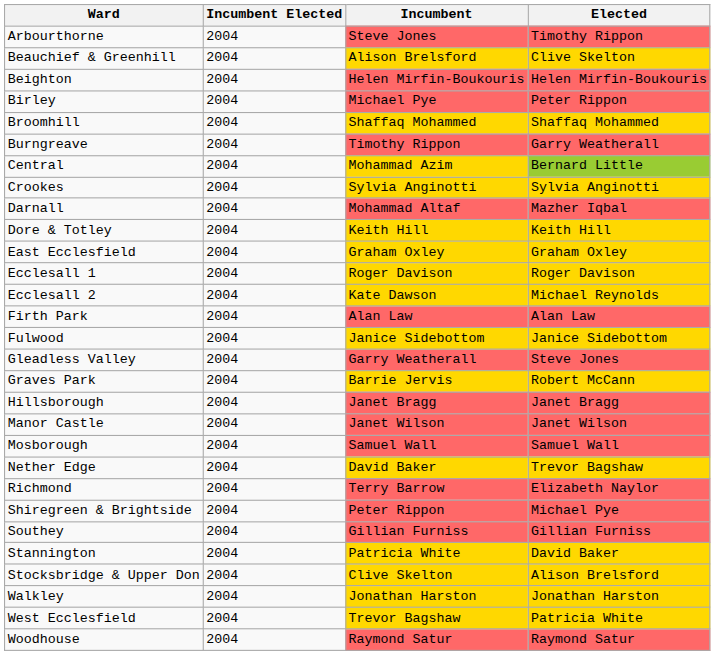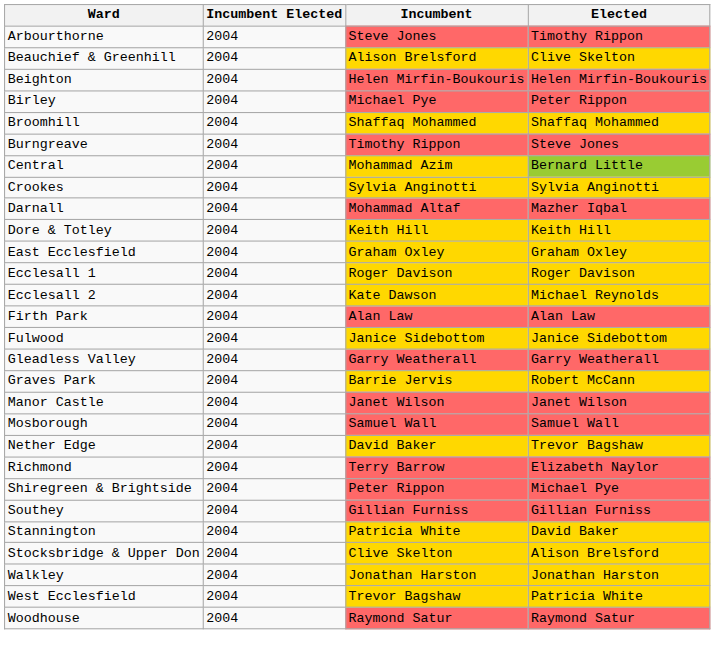(595, 145) Garry Weatherall -> (575, 145) Steve Jones
(575, 360) Steve Jones -> (595, 360) Garry Weatherall
- row: (56, 403)
